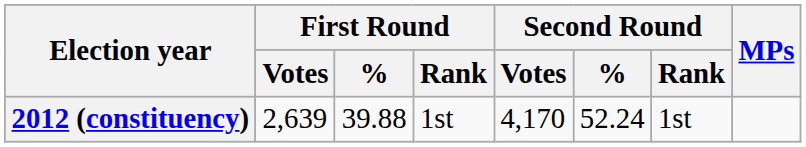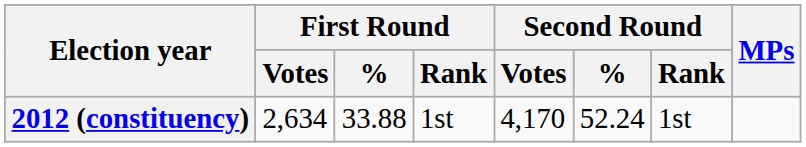(295, 118) 2,639 -> (295, 118) 2,634
(374, 118) 39.88 -> (374, 118) 33.88
